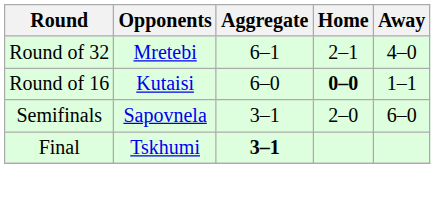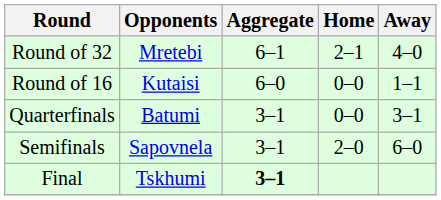(343, 83) bold -> (349, 83) normal
+ row: (62, 115)
